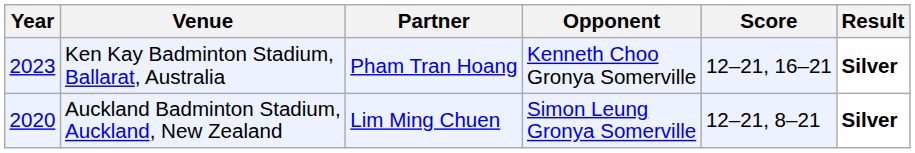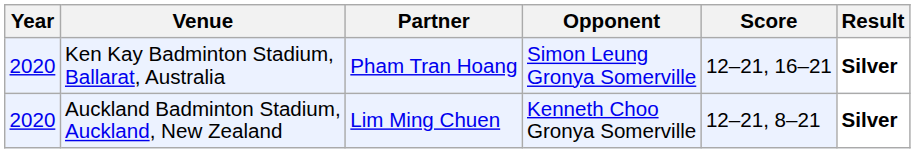(32, 65) 2023 -> (32, 65) 2020
(612, 65) Kenneth Choo Gronya Somerville -> (612, 65) Simon Leung Gronya Somerville
(612, 121) Simon Leung Gronya Somerville -> (612, 121) Kenneth Choo Gronya Somerville
